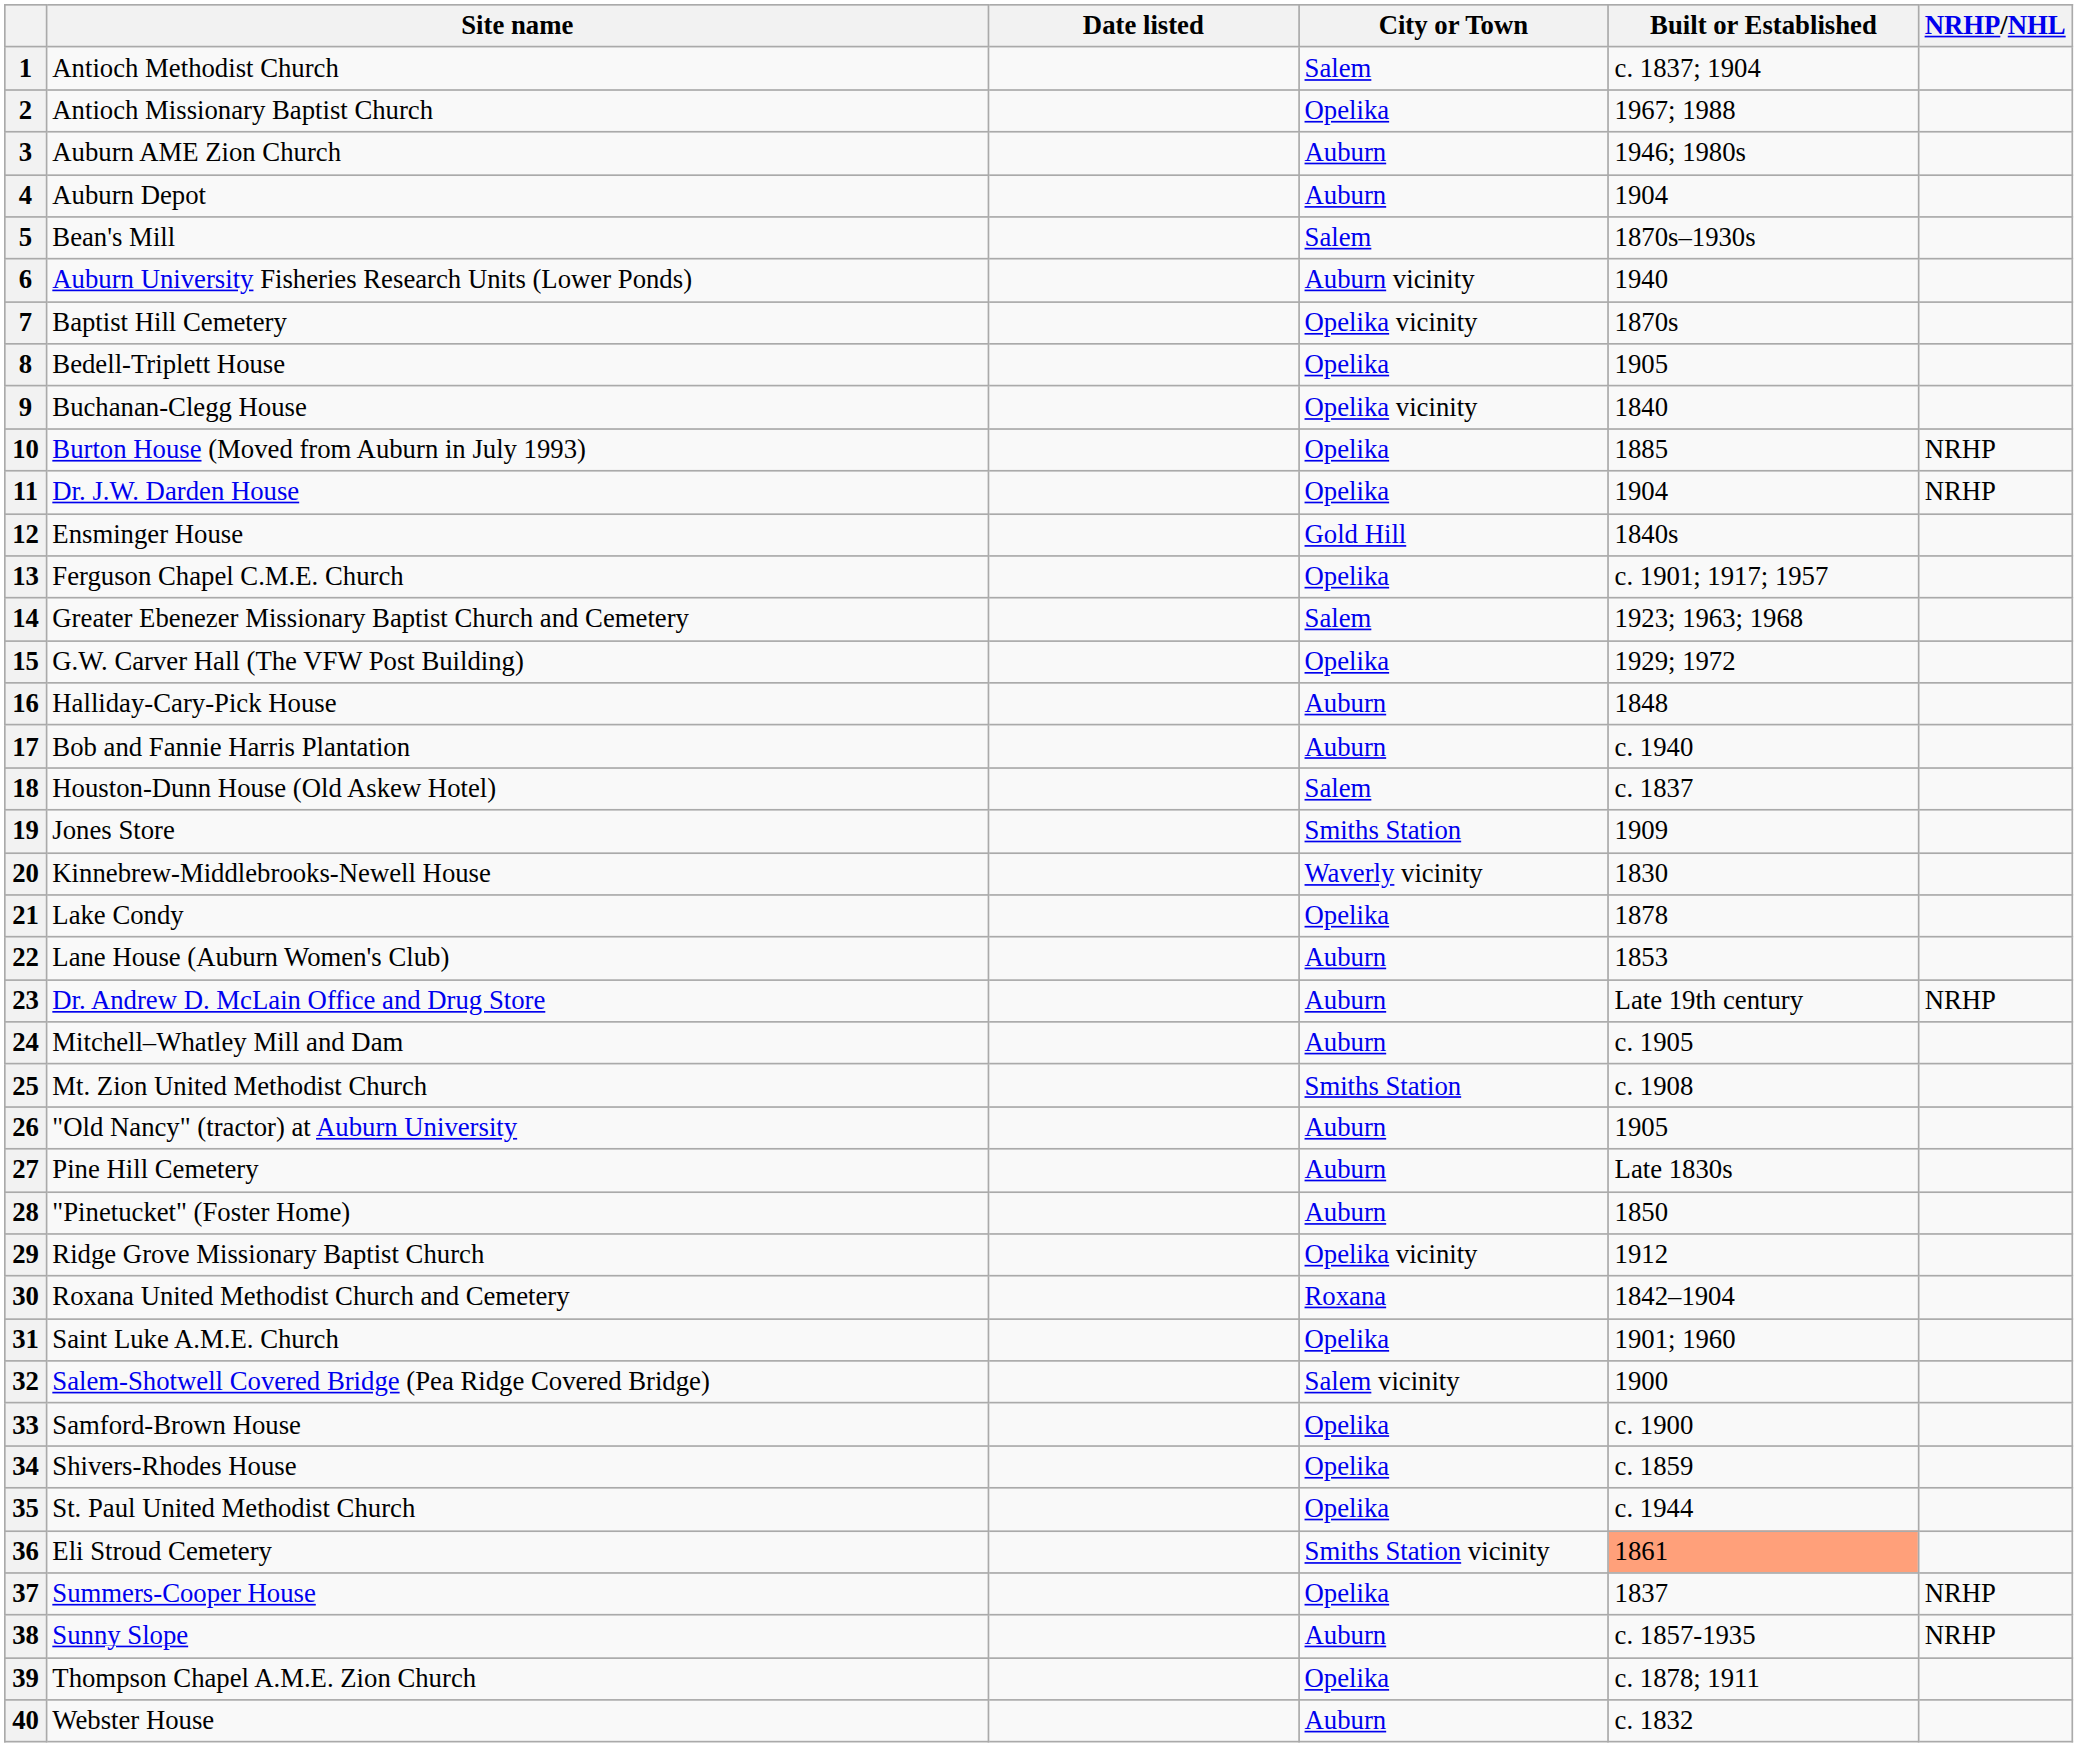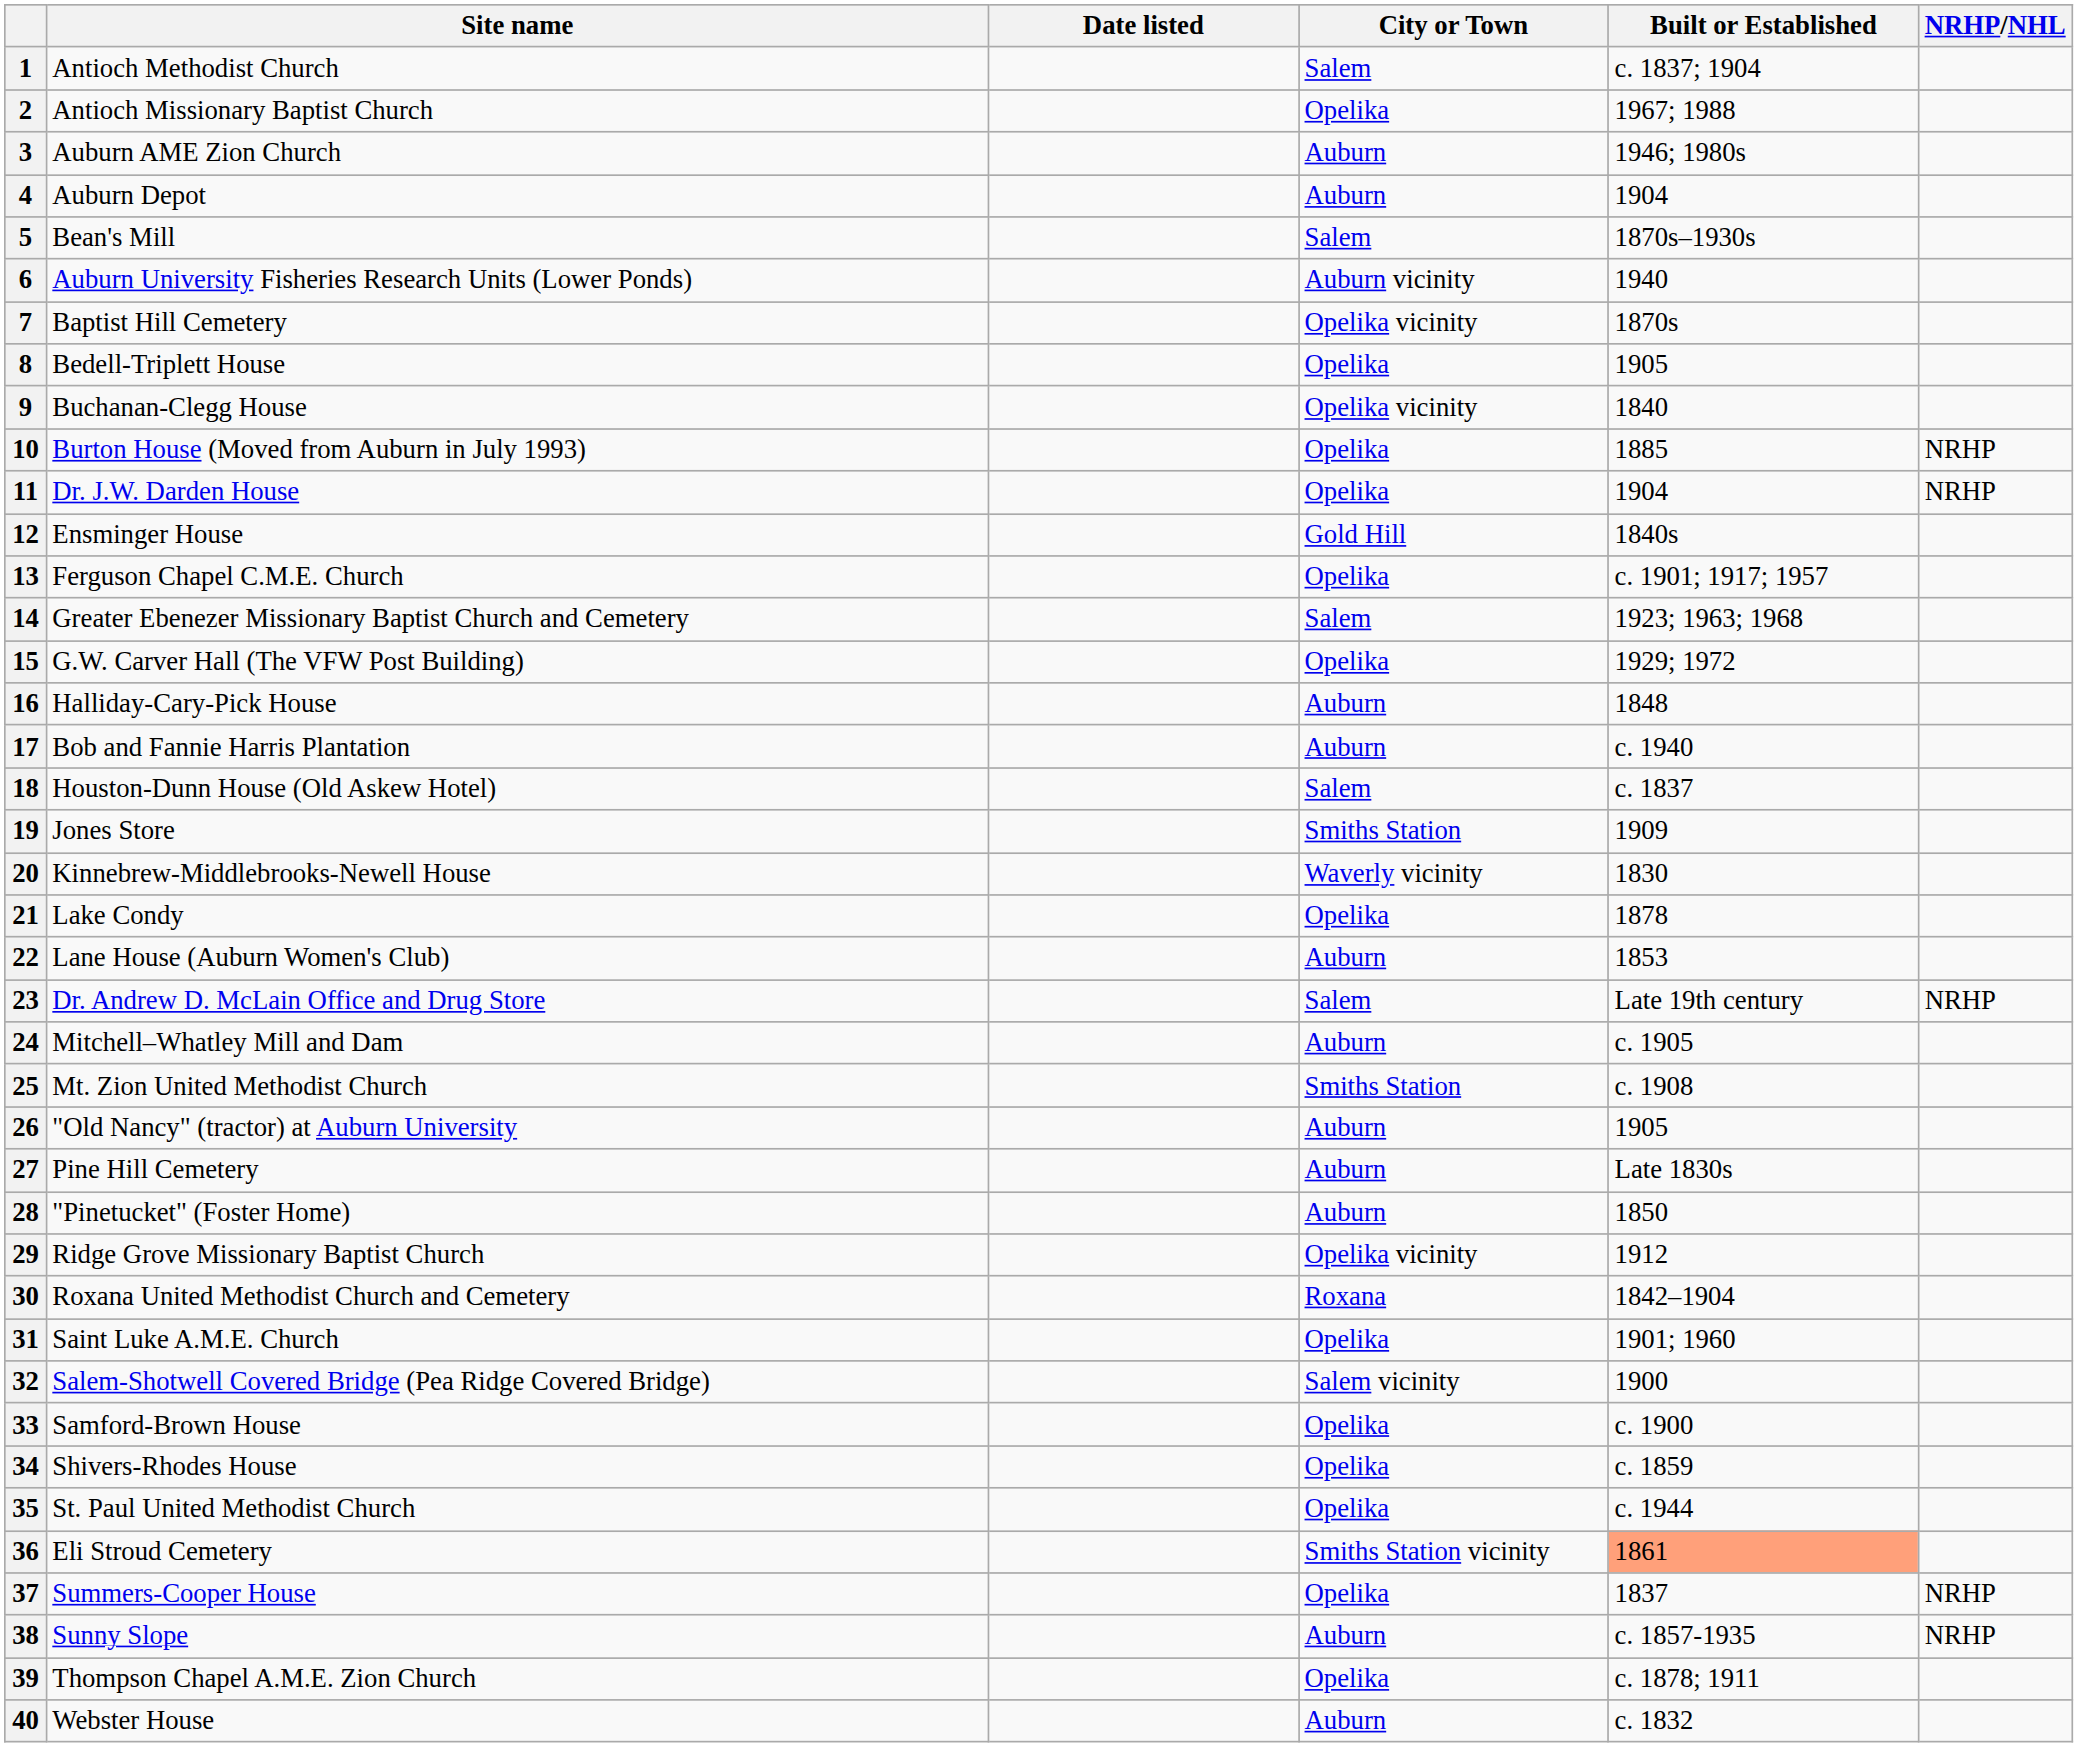(1345, 1000) Auburn -> (1338, 1000) Salem
